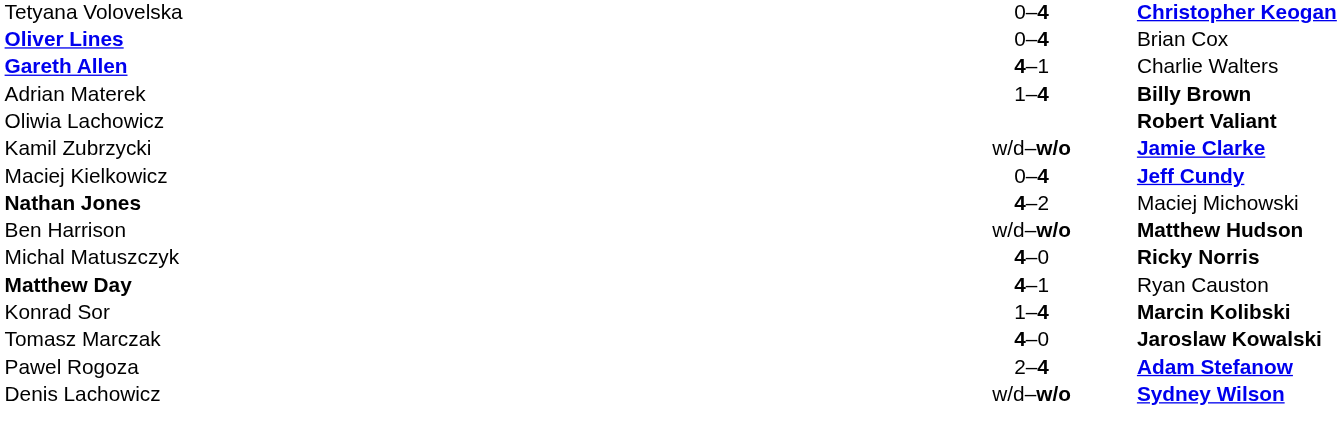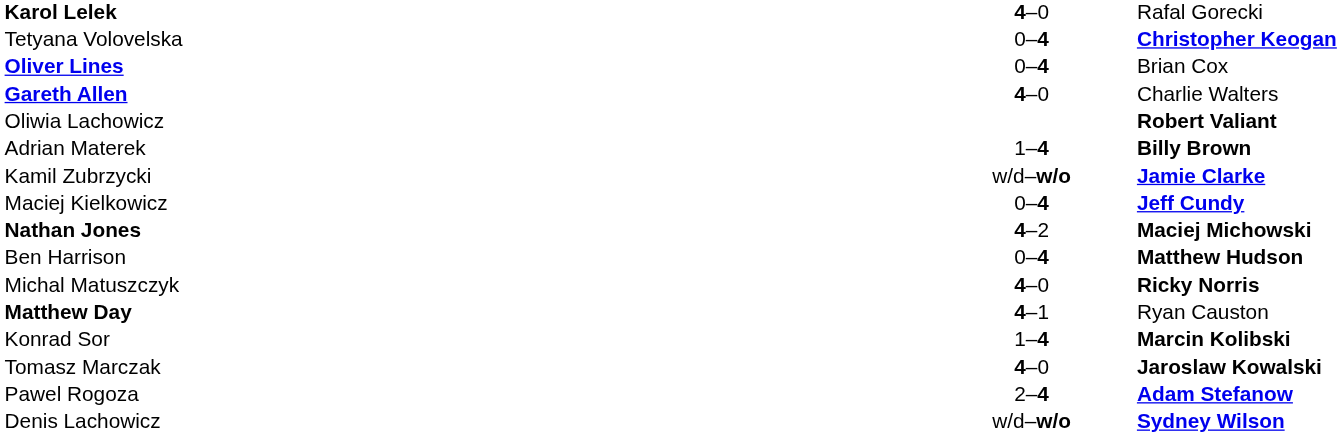+ row: (61, 12)
(1032, 66) 4–1 -> (1032, 93) 4–0
rows swapped: (75, 93) <-> (84, 121)
(1218, 203) normal -> (1224, 230) bold
(1032, 230) w/d–w/o -> (1032, 257) 0–4
